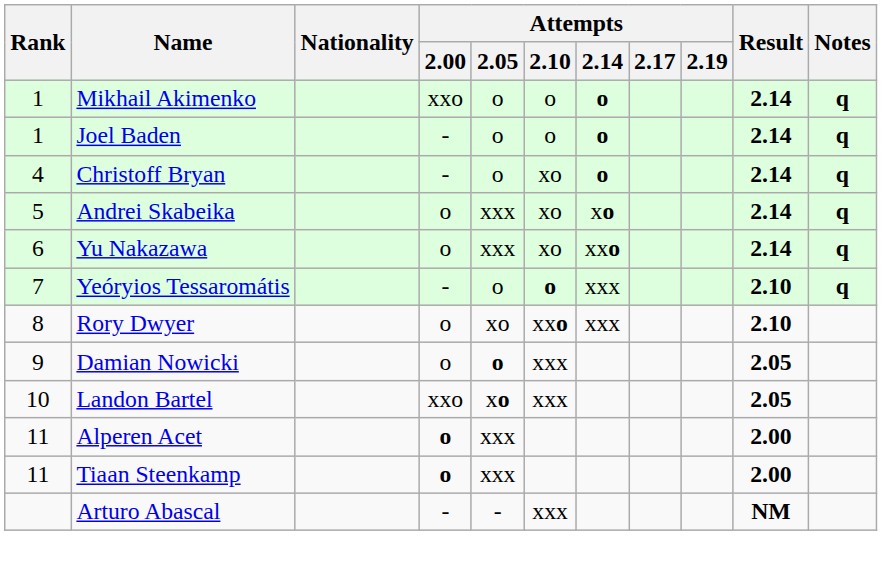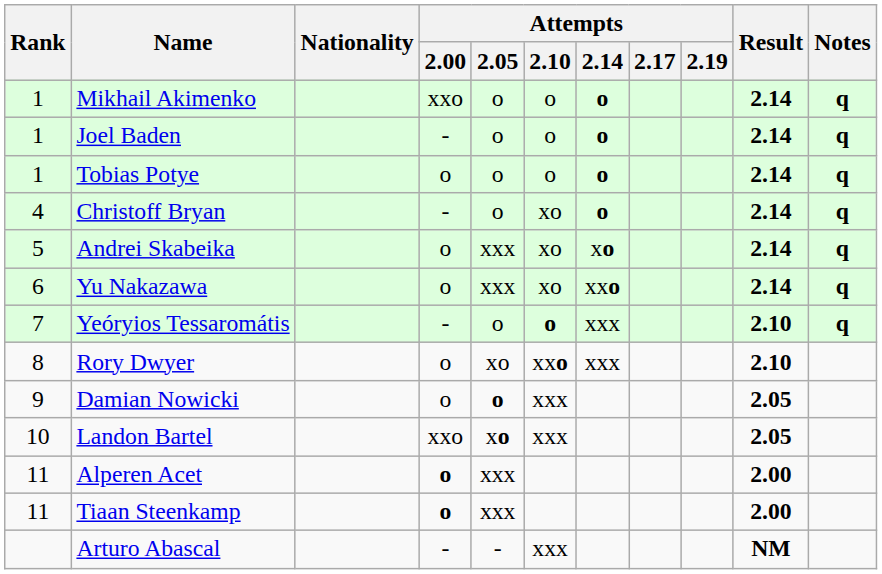+ row: (138, 173)
